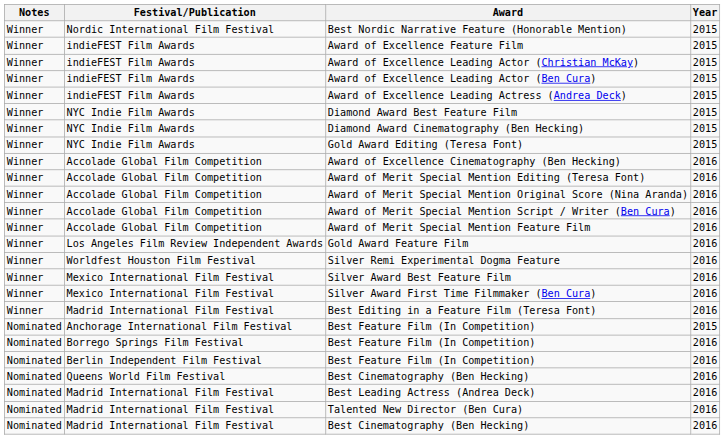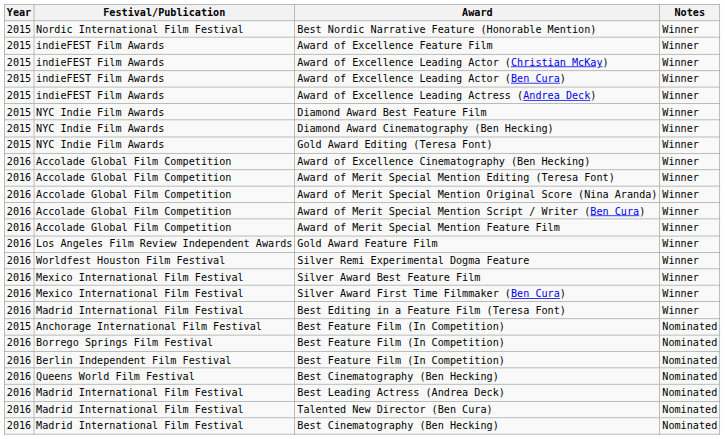columns swapped: (705, 13) <-> (34, 13)
